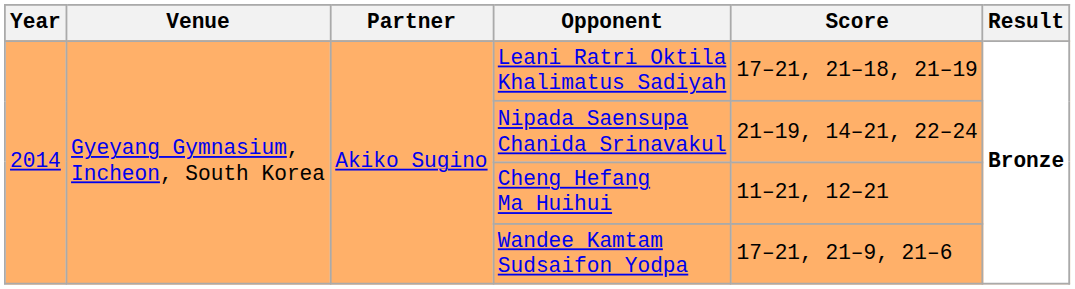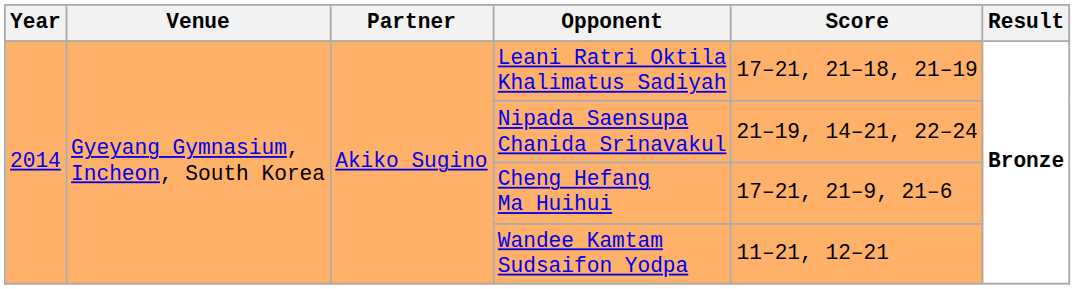(813, 192) 11–21, 12–21 -> (844, 192) 17–21, 21–9, 21–6
(844, 253) 17–21, 21–9, 21–6 -> (813, 253) 11–21, 12–21
